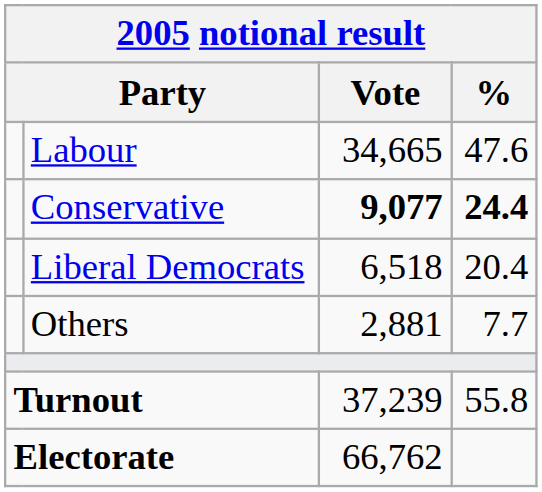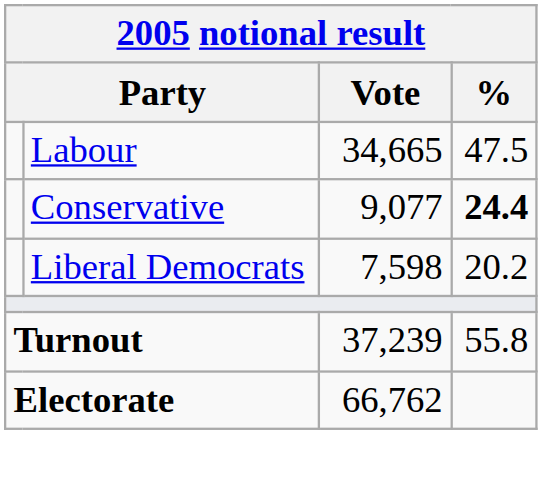(496, 149) 47.6 -> (496, 149) 47.5
(401, 207) bold -> (401, 207) normal
(401, 265) 6,518 -> (401, 265) 7,598
(496, 265) 20.4 -> (496, 265) 20.2
- row: (80, 324)
